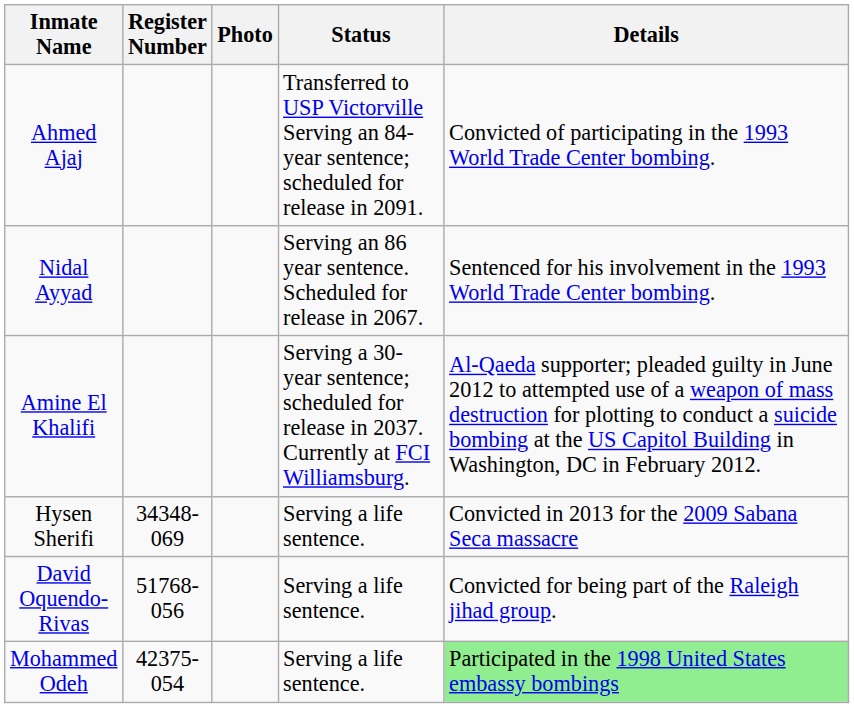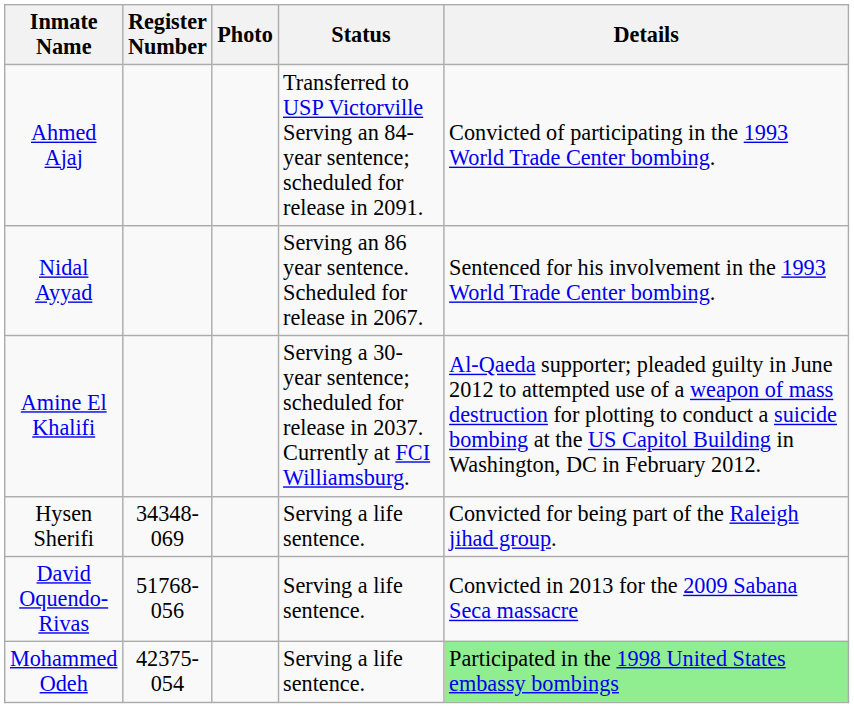(623, 526) Convicted in 2013 for the 2009 Sabana Seca massacre -> (624, 526) Convicted for being part of the Raleigh jihad group.
(624, 598) Convicted for being part of the Raleigh jihad group. -> (623, 598) Convicted in 2013 for the 2009 Sabana Seca massacre
